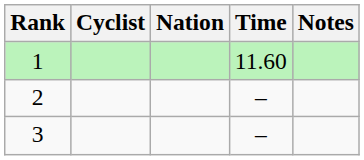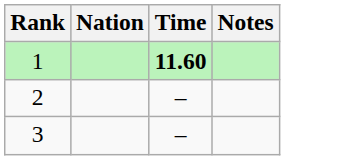- column: (111, 23)
(261, 60) normal -> (181, 60) bold
